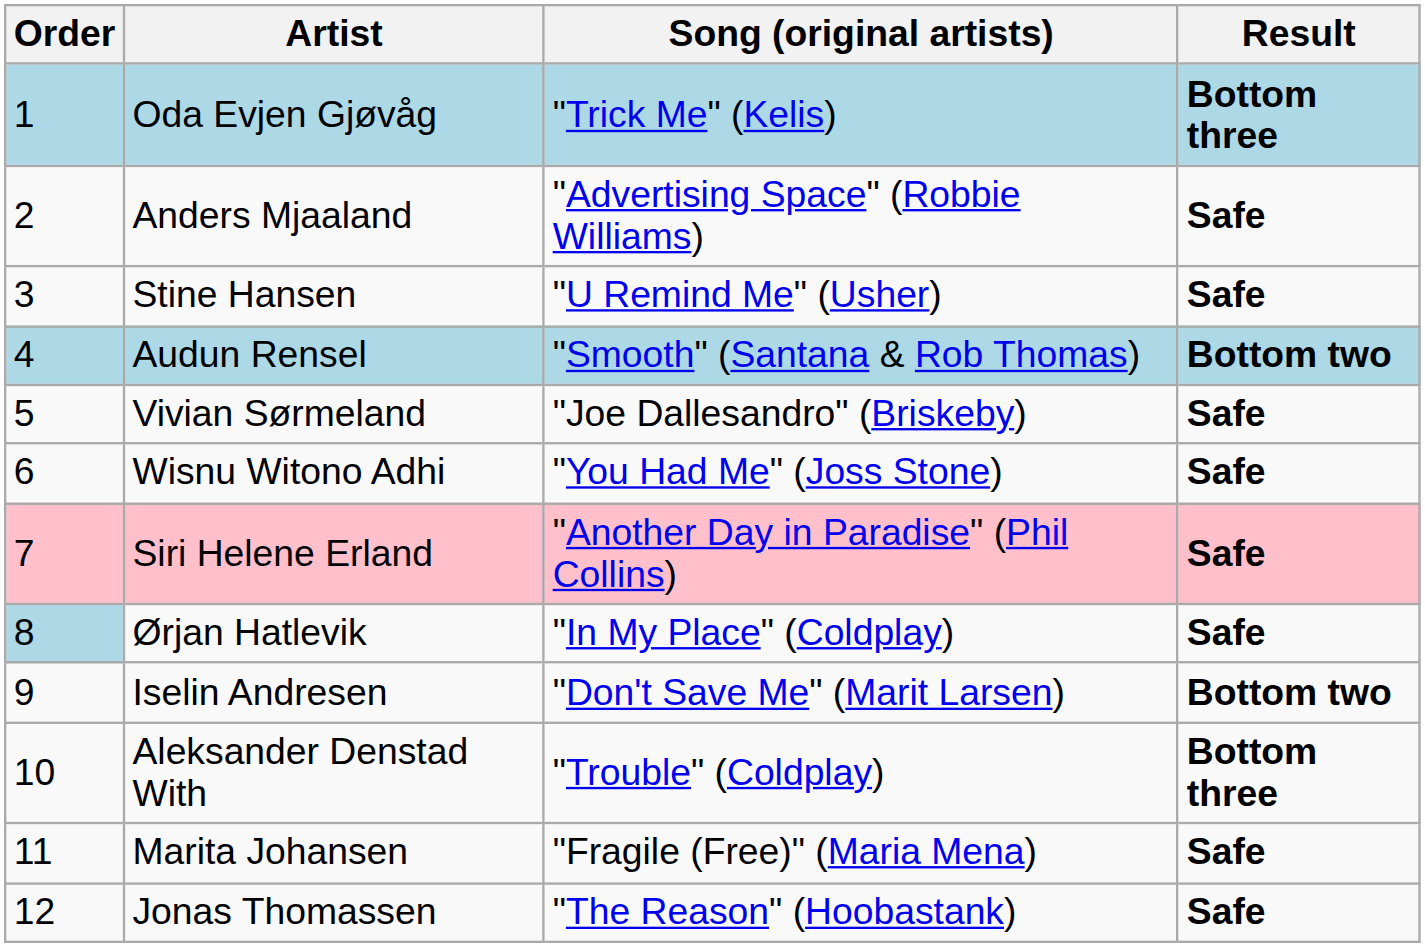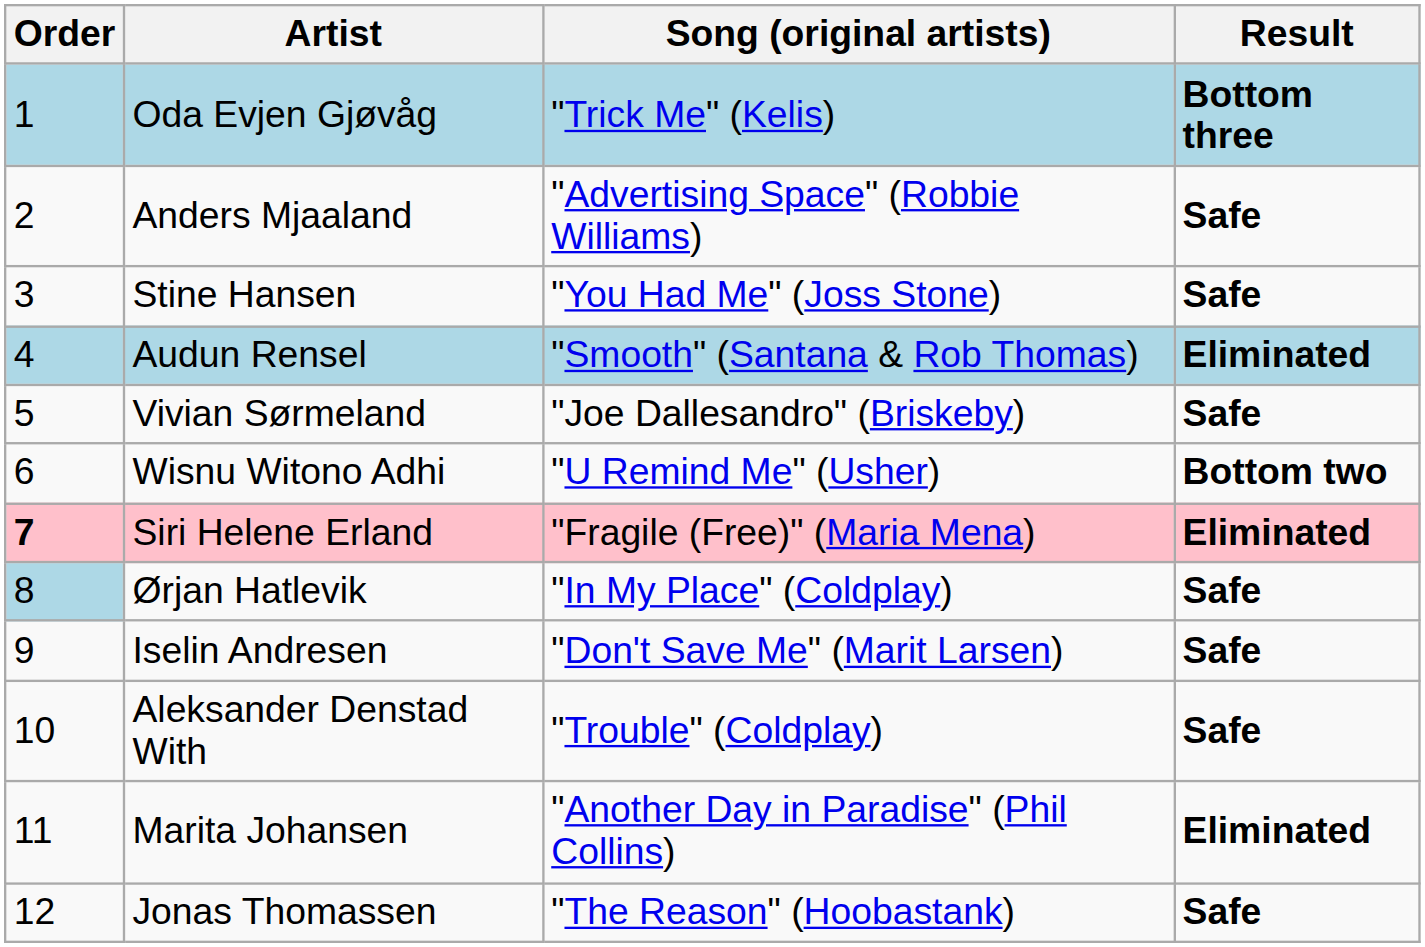(747, 295) "U Remind Me" (Usher) -> (776, 295) "You Had Me" (Joss Stone)
(1289, 354) Bottom two -> (1277, 354) Eliminated
(778, 472) "You Had Me" (Joss Stone) -> (746, 472) "U Remind Me" (Usher)
(1226, 472) Safe -> (1285, 472) Bottom two
(24, 552) normal -> (24, 531) bold
(810, 552) "Another Day in Paradise" (Phil Collins) -> (793, 531) "Fragile (Free)" (Maria Mena)
(1226, 552) Safe -> (1277, 531) Eliminated
(1289, 691) Bottom two -> (1222, 650) Safe
(1252, 772) Bottom three -> (1222, 730) Safe
(795, 852) "Fragile (Free)" (Maria Mena) -> (809, 831) "Another Day in Paradise" (Phil Collins)
(1226, 852) Safe -> (1277, 831) Eliminated
